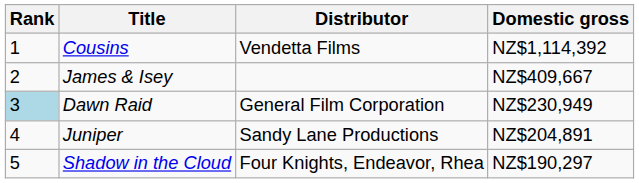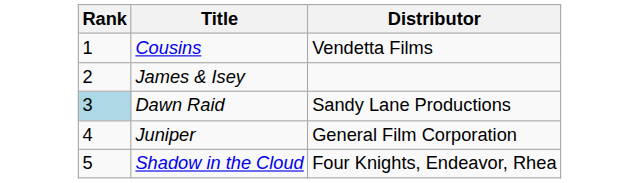- column: (561, 18)
(342, 105) General Film Corporation -> (412, 105) Sandy Lane Productions
(339, 134) Sandy Lane Productions -> (415, 134) General Film Corporation
